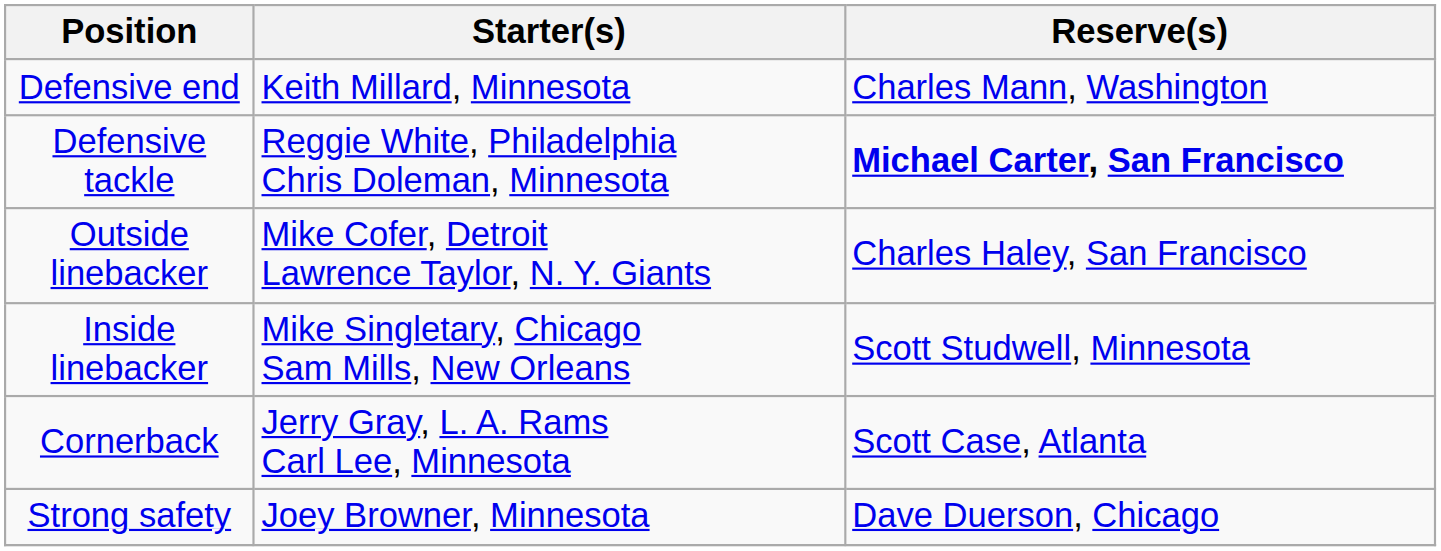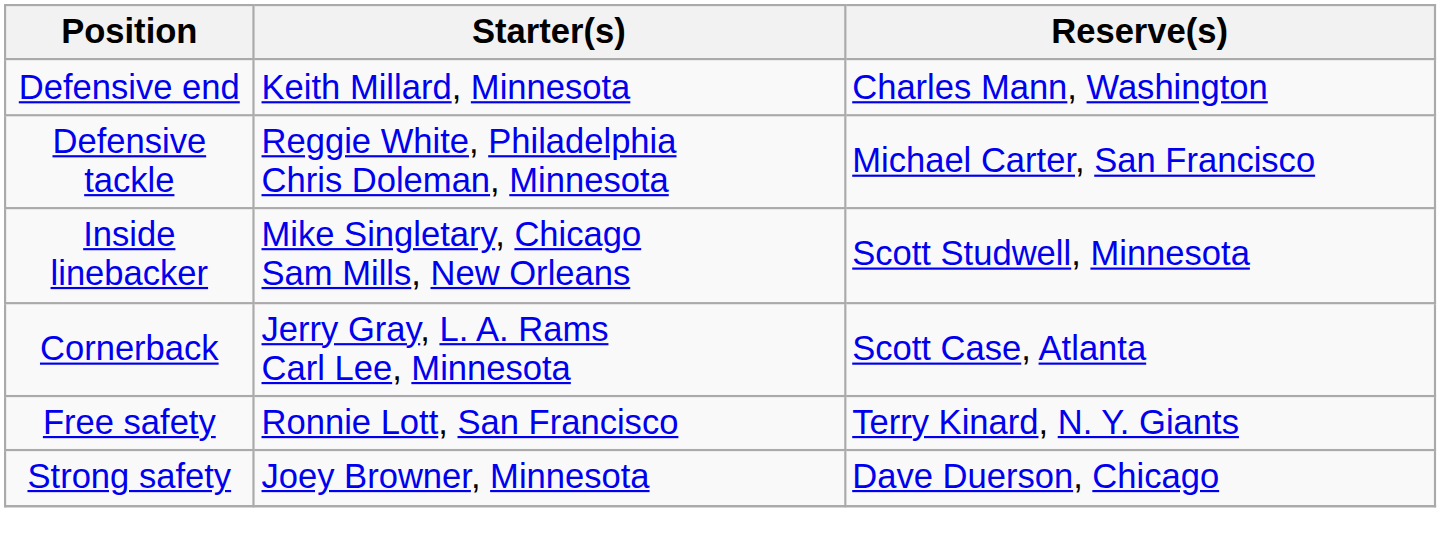(1098, 160) bold -> (1084, 160) normal
- row: (129, 254)
+ row: (129, 422)
